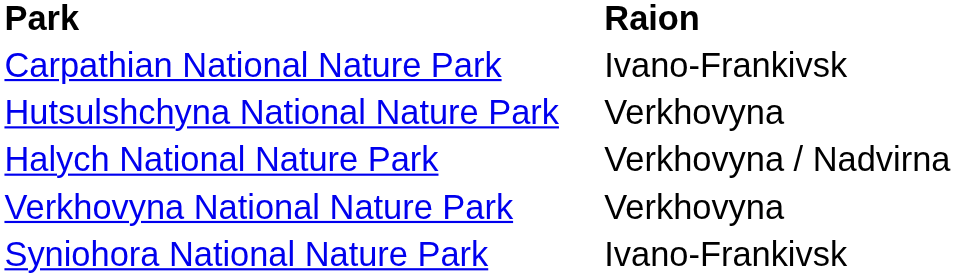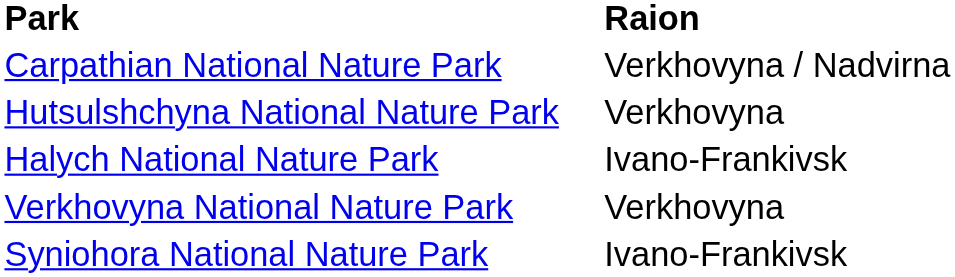(726, 65) Ivano-Frankivsk -> (777, 65) Verkhovyna / Nadvirna
(777, 160) Verkhovyna / Nadvirna -> (726, 160) Ivano-Frankivsk
